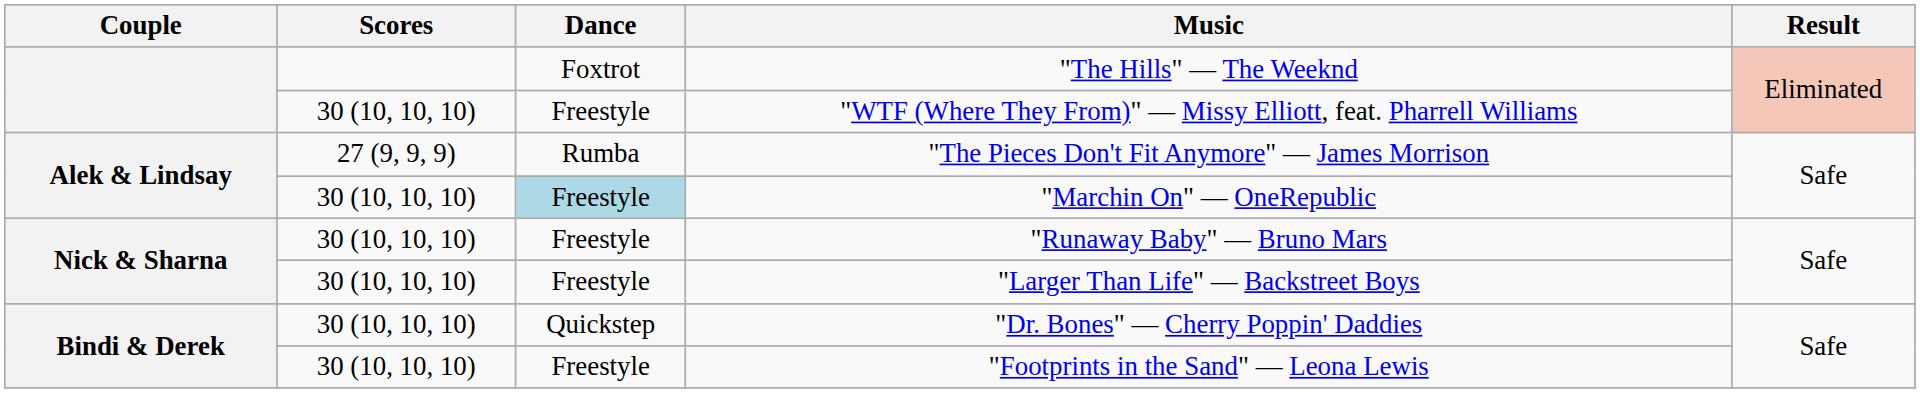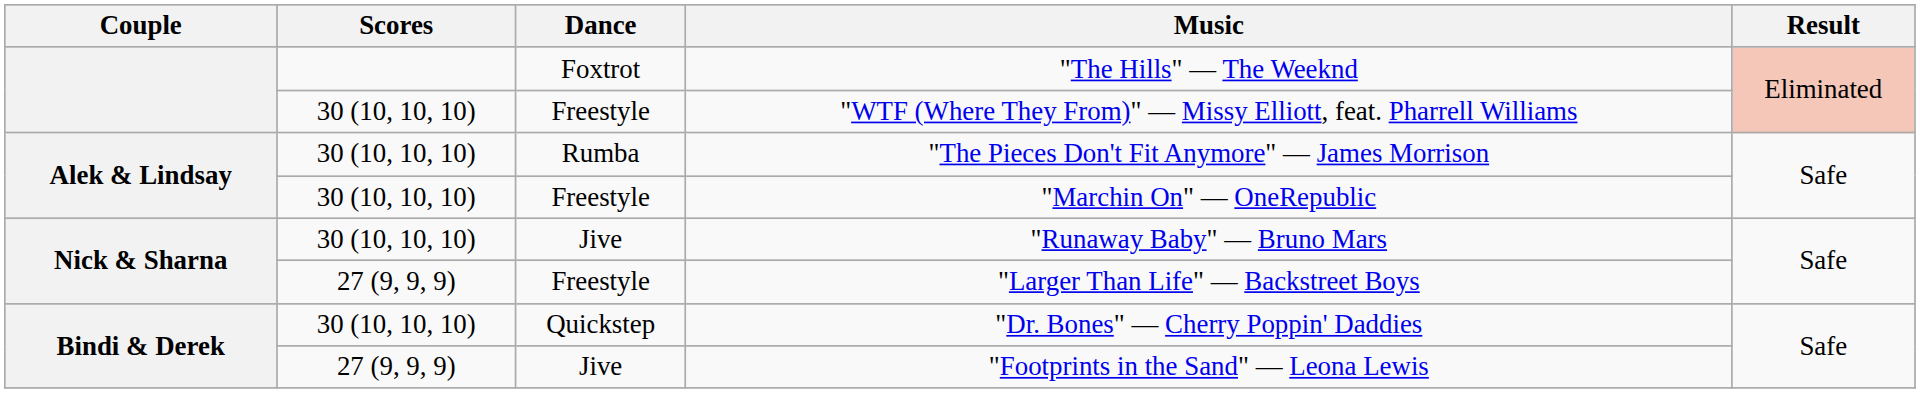(396, 153) 27 (9, 9, 9) -> (396, 153) 30 (10, 10, 10)
(601, 196) lightblue background -> (601, 196) no background
(601, 238) Freestyle -> (601, 238) Jive
(396, 281) 30 (10, 10, 10) -> (396, 281) 27 (9, 9, 9)
(396, 366) 30 (10, 10, 10) -> (396, 366) 27 (9, 9, 9)
(601, 366) Freestyle -> (601, 366) Jive
